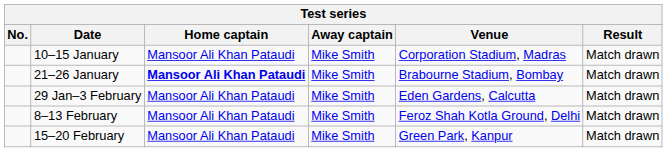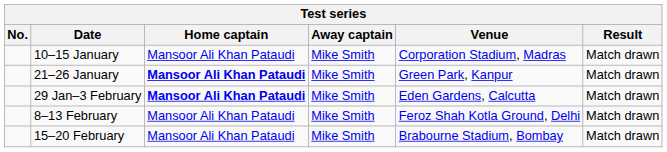(481, 75) Brabourne Stadium, Bombay -> (456, 75) Green Park, Kanpur
(221, 95) normal -> (226, 95) bold
(456, 136) Green Park, Kanpur -> (481, 136) Brabourne Stadium, Bombay
